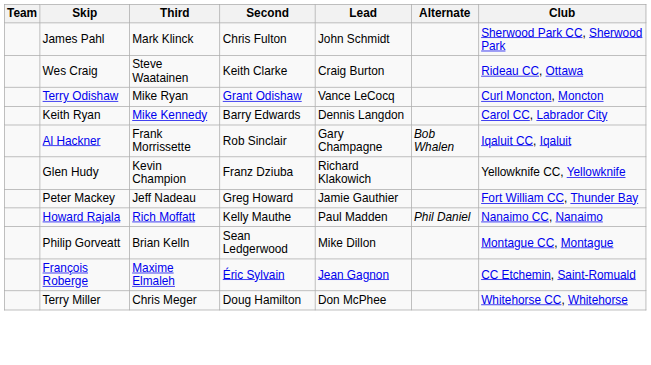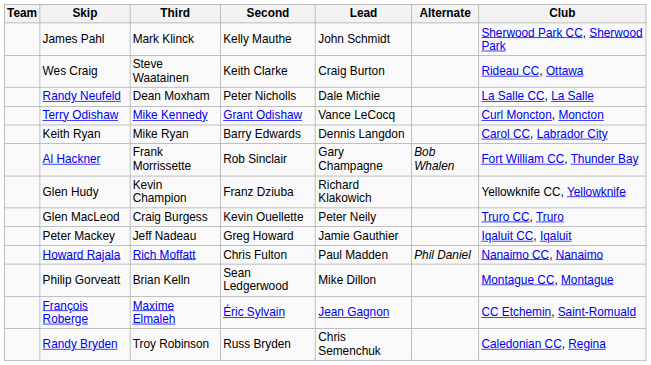(255, 39) Chris Fulton -> (257, 39) Kelly Mauthe
+ row: (82, 96)
(160, 96) Mike Ryan -> (170, 115) Mike Kennedy
(170, 115) Mike Kennedy -> (161, 134) Mike Ryan
(526, 141) Iqaluit CC, Iqaluit -> (560, 159) Fort William CC, Thunder Bay
+ row: (81, 217)
(560, 198) Fort William CC, Thunder Bay -> (526, 236) Iqaluit CC, Iqaluit
(257, 217) Kelly Mauthe -> (255, 254) Chris Fulton
+ row: (80, 344)
- row: (72, 300)
